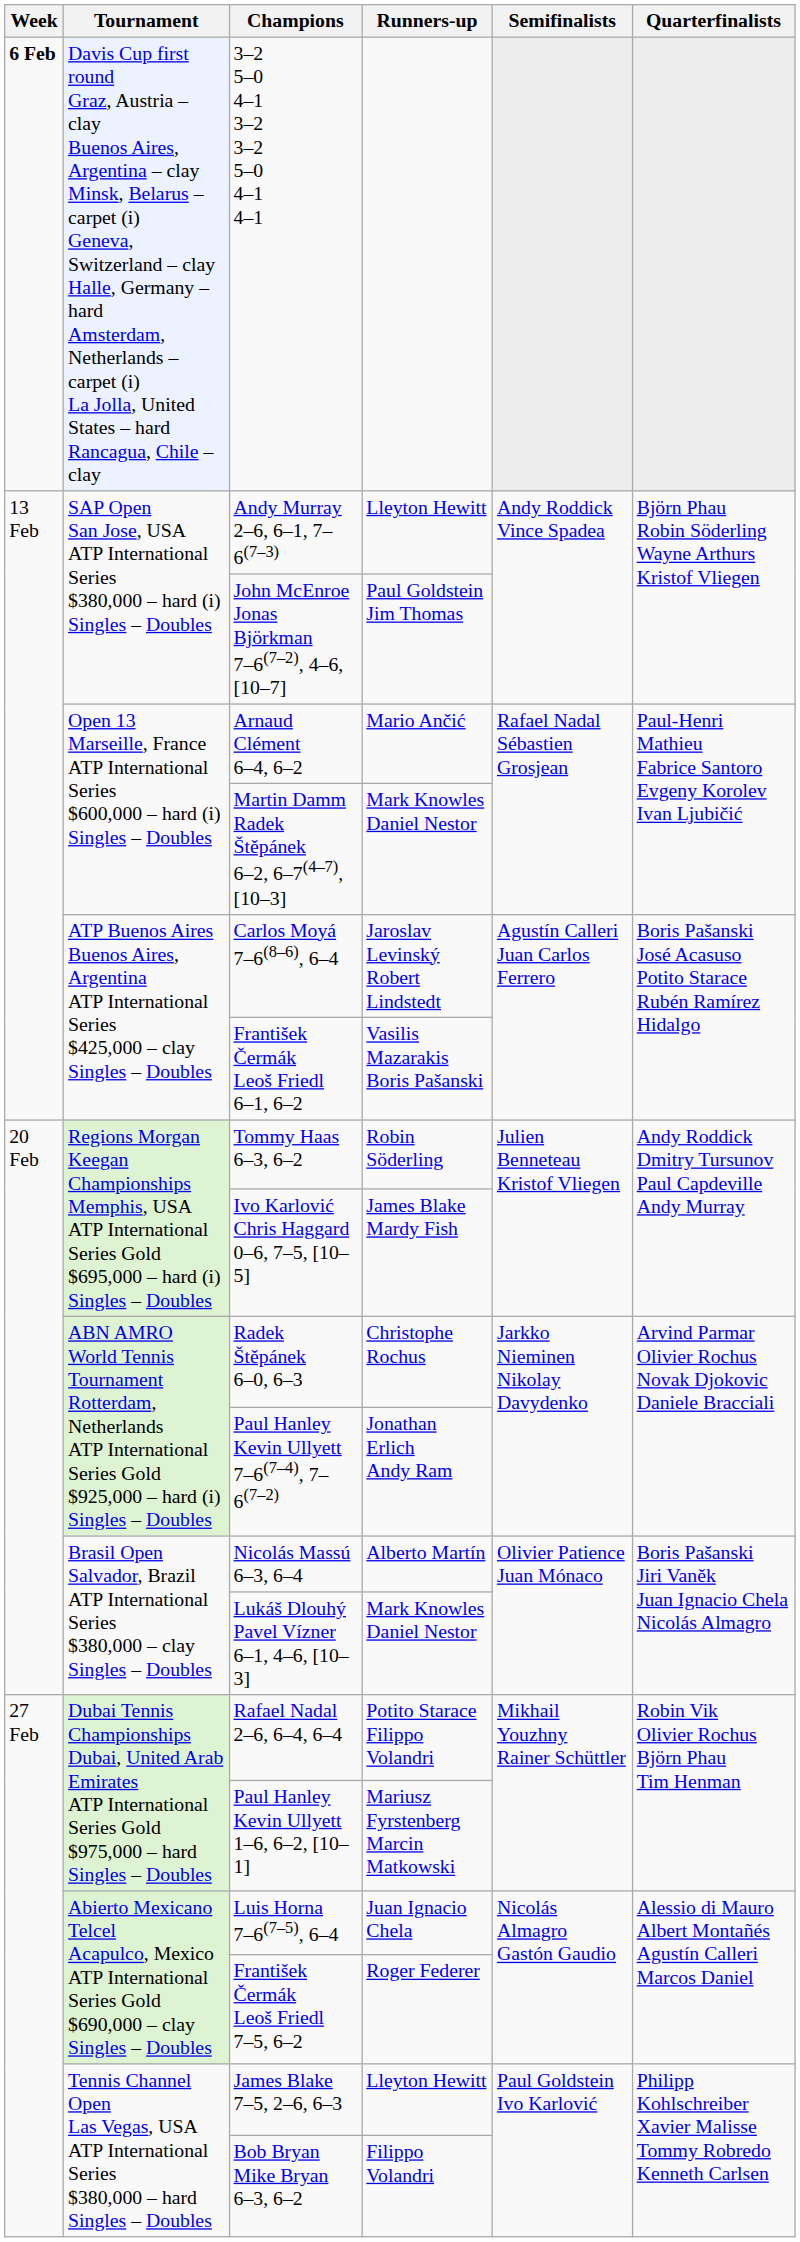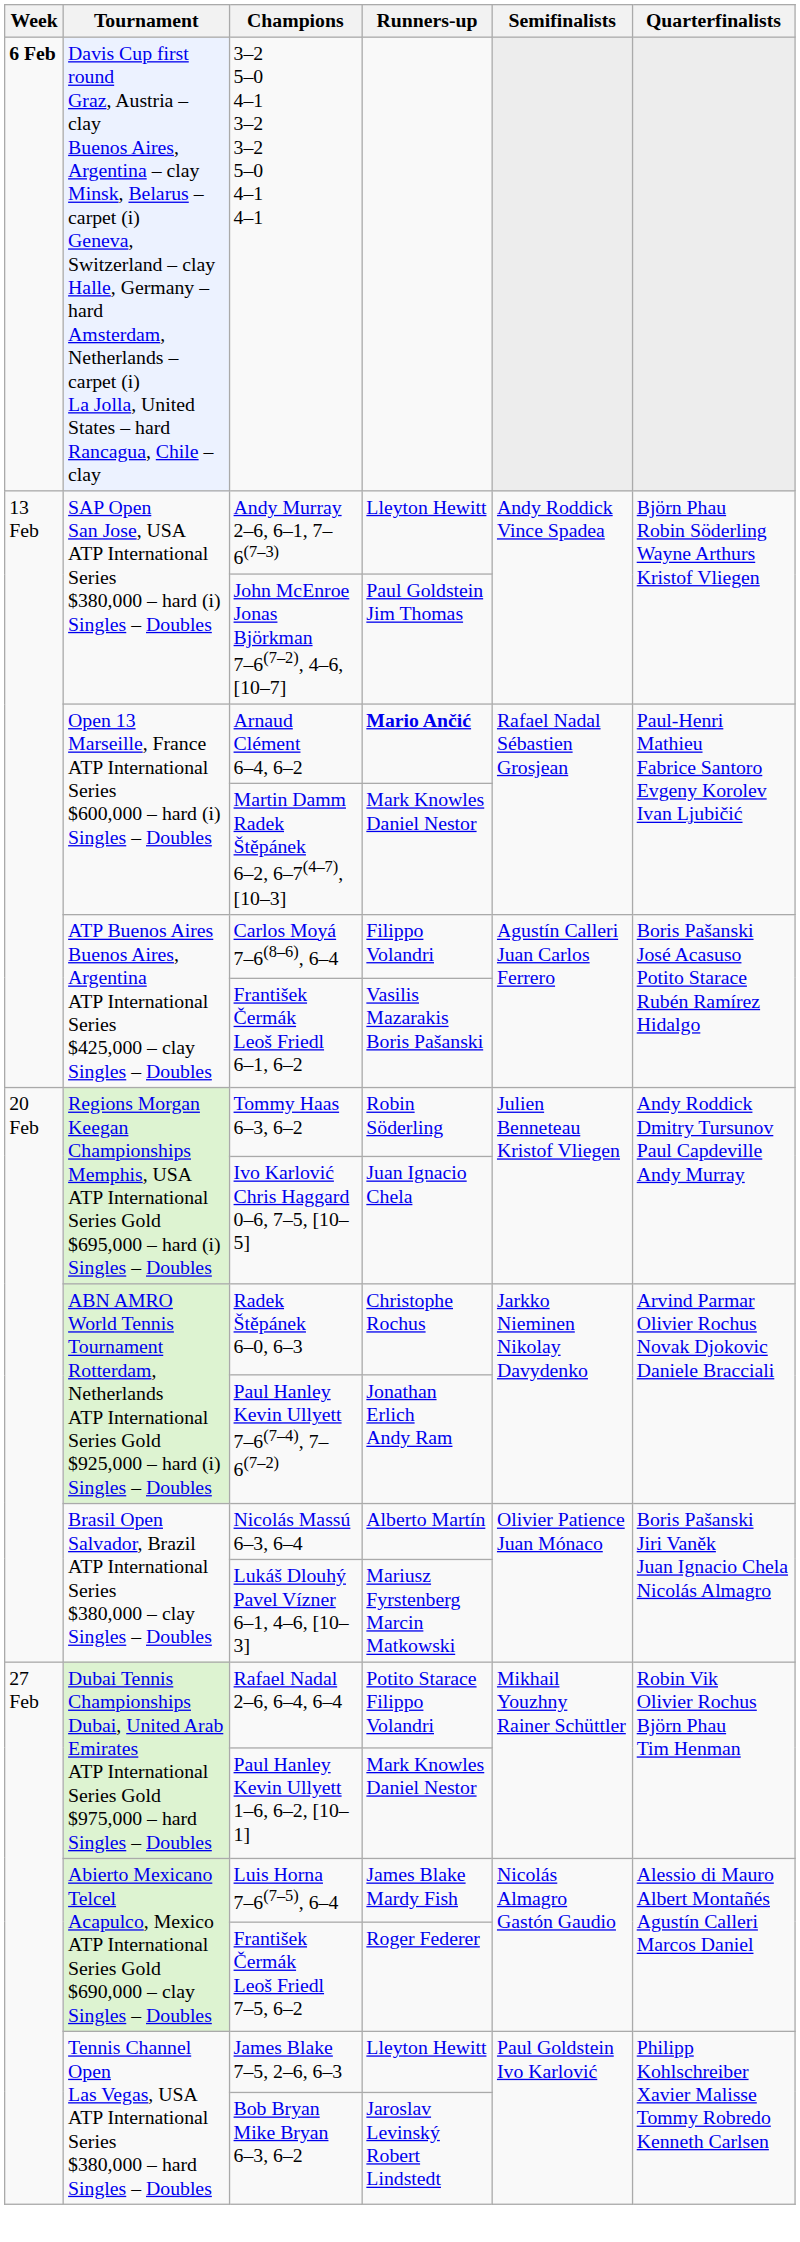(416, 720) normal -> (419, 720) bold
(404, 965) Jaroslav Levinský Robert Lindstedt -> (400, 942) Filippo Volandri
(416, 1216) James Blake Mardy Fish -> (417, 1184) Juan Ignacio Chela
(425, 1619) Mark Knowles Daniel Nestor -> (413, 1610) Mariusz Fyrstenberg Marcin Matkowski
(413, 1831) Mariusz Fyrstenberg Marcin Matkowski -> (425, 1775) Mark Knowles Daniel Nestor
(417, 1918) Juan Ignacio Chela -> (416, 1886) James Blake Mardy Fish
(400, 2163) Filippo Volandri -> (404, 2143) Jaroslav Levinský Robert Lindstedt
